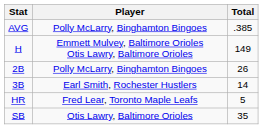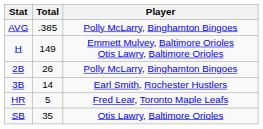columns swapped: (130, 12) <-> (243, 12)
